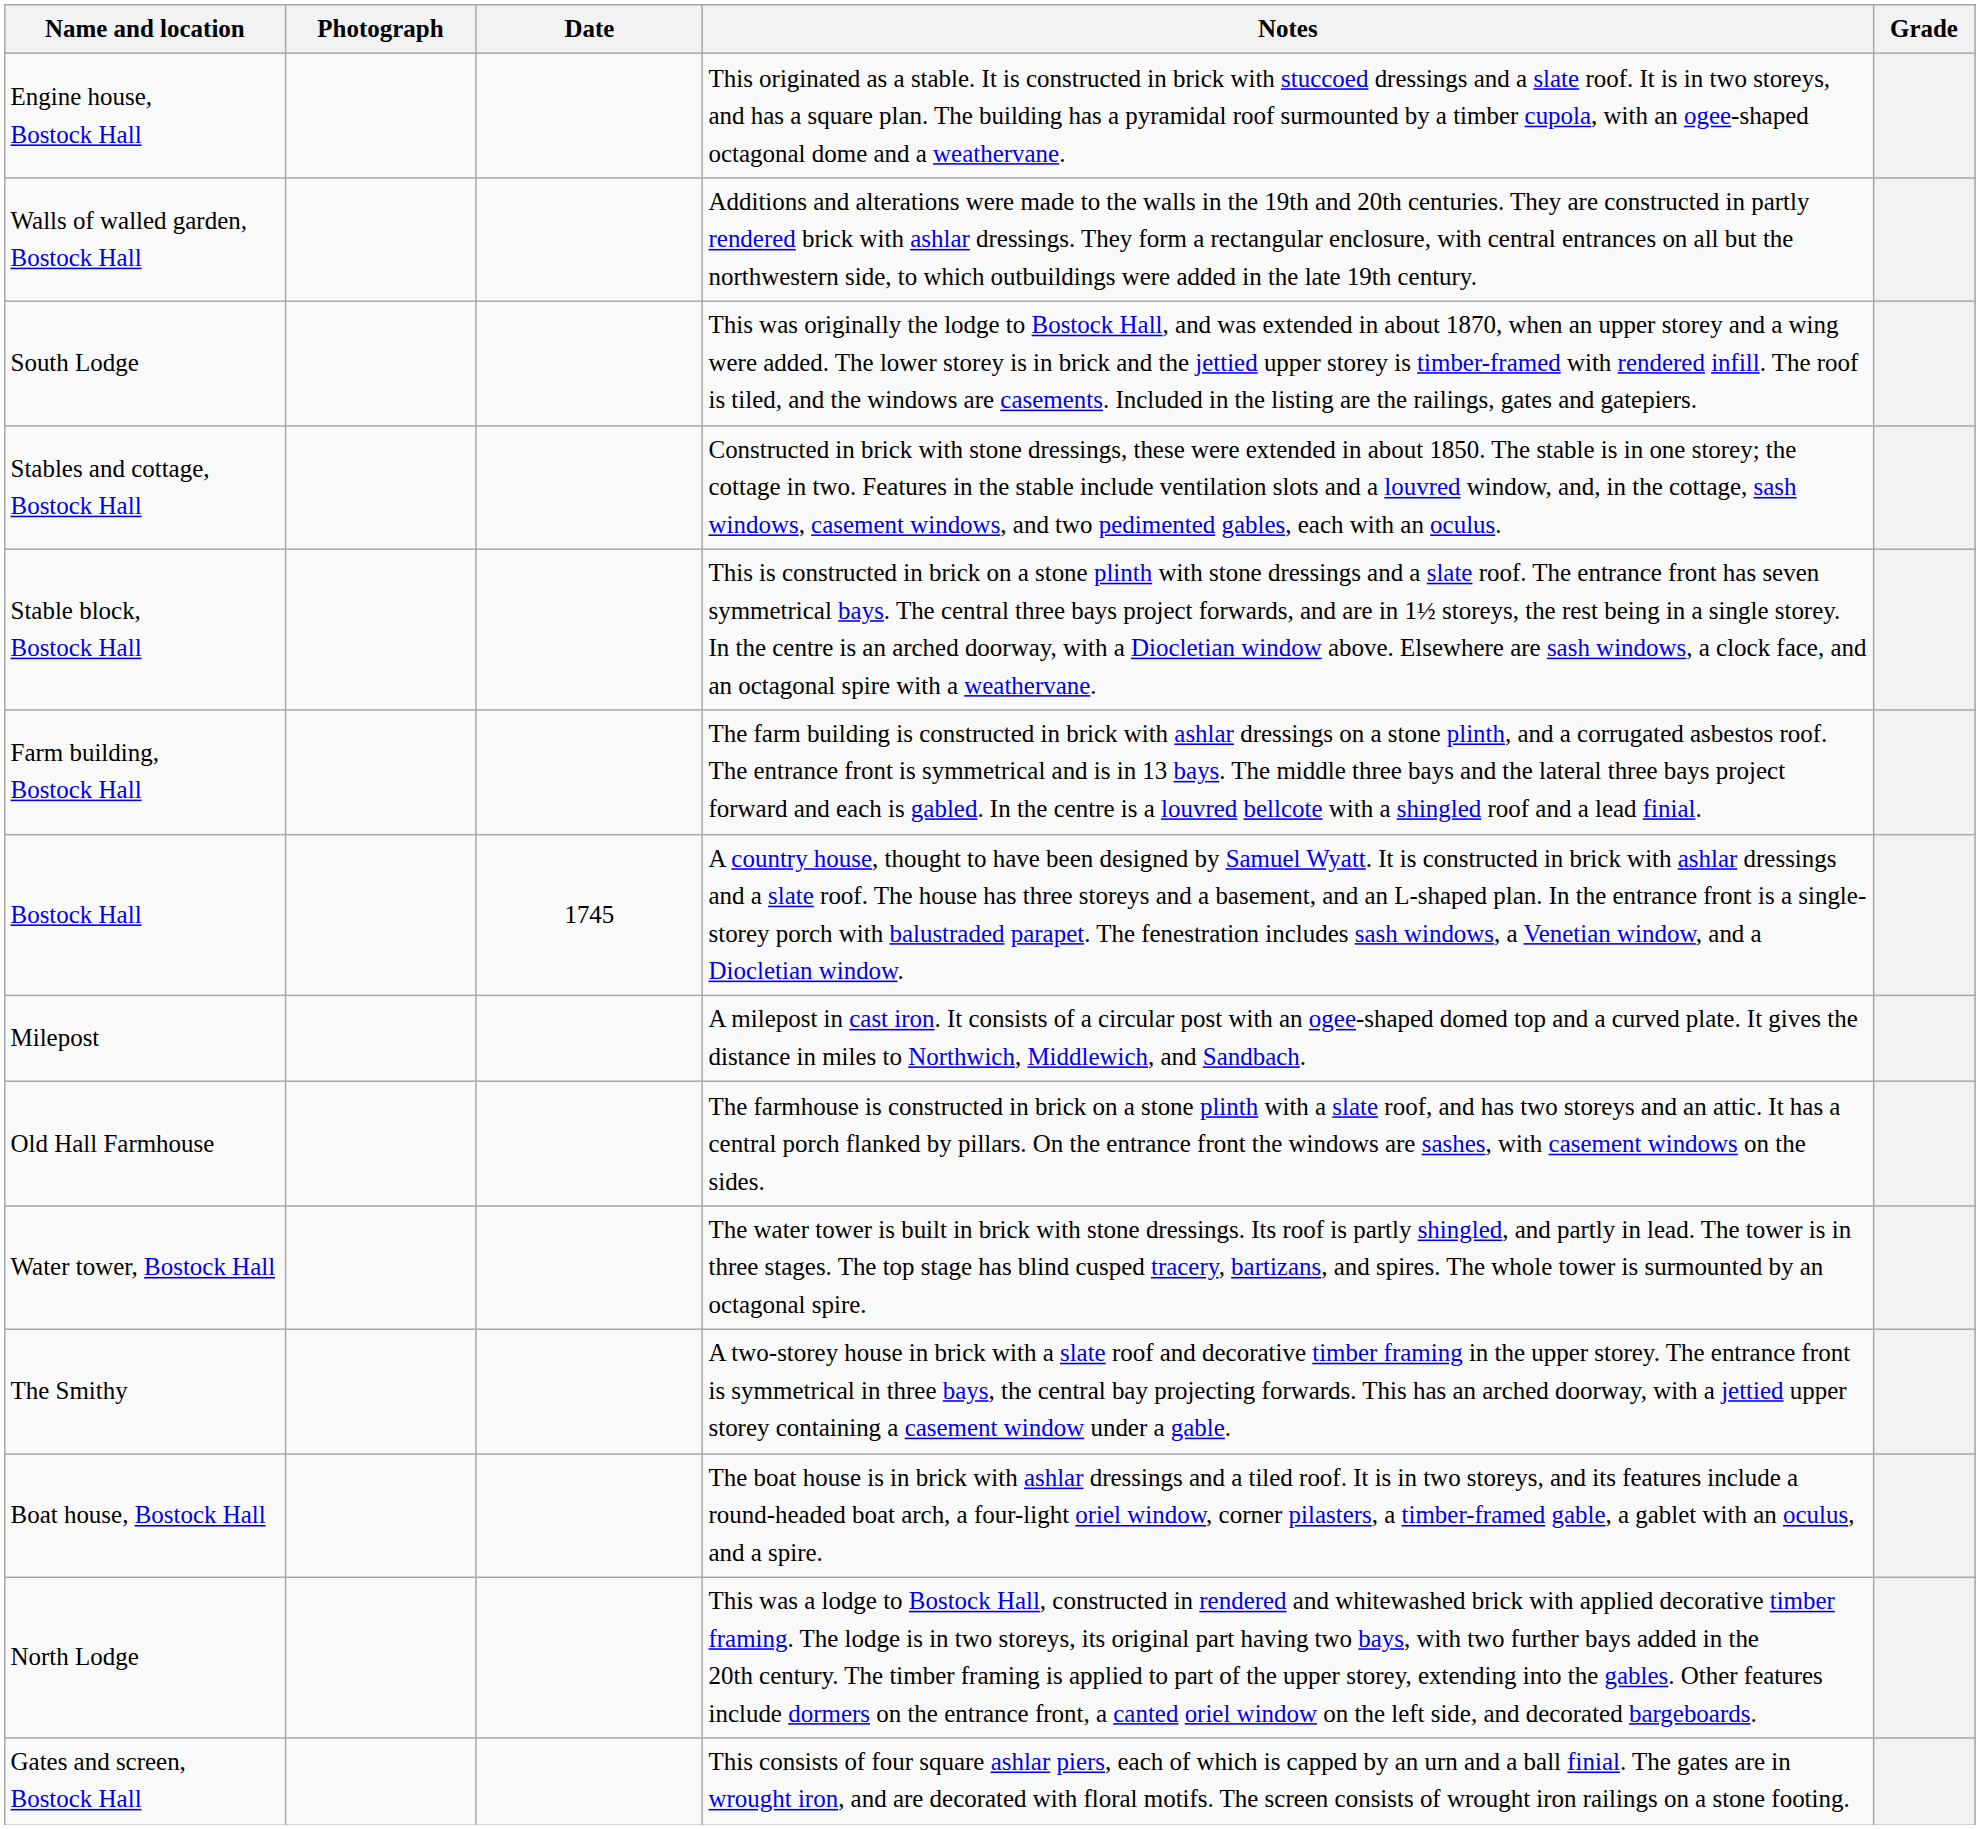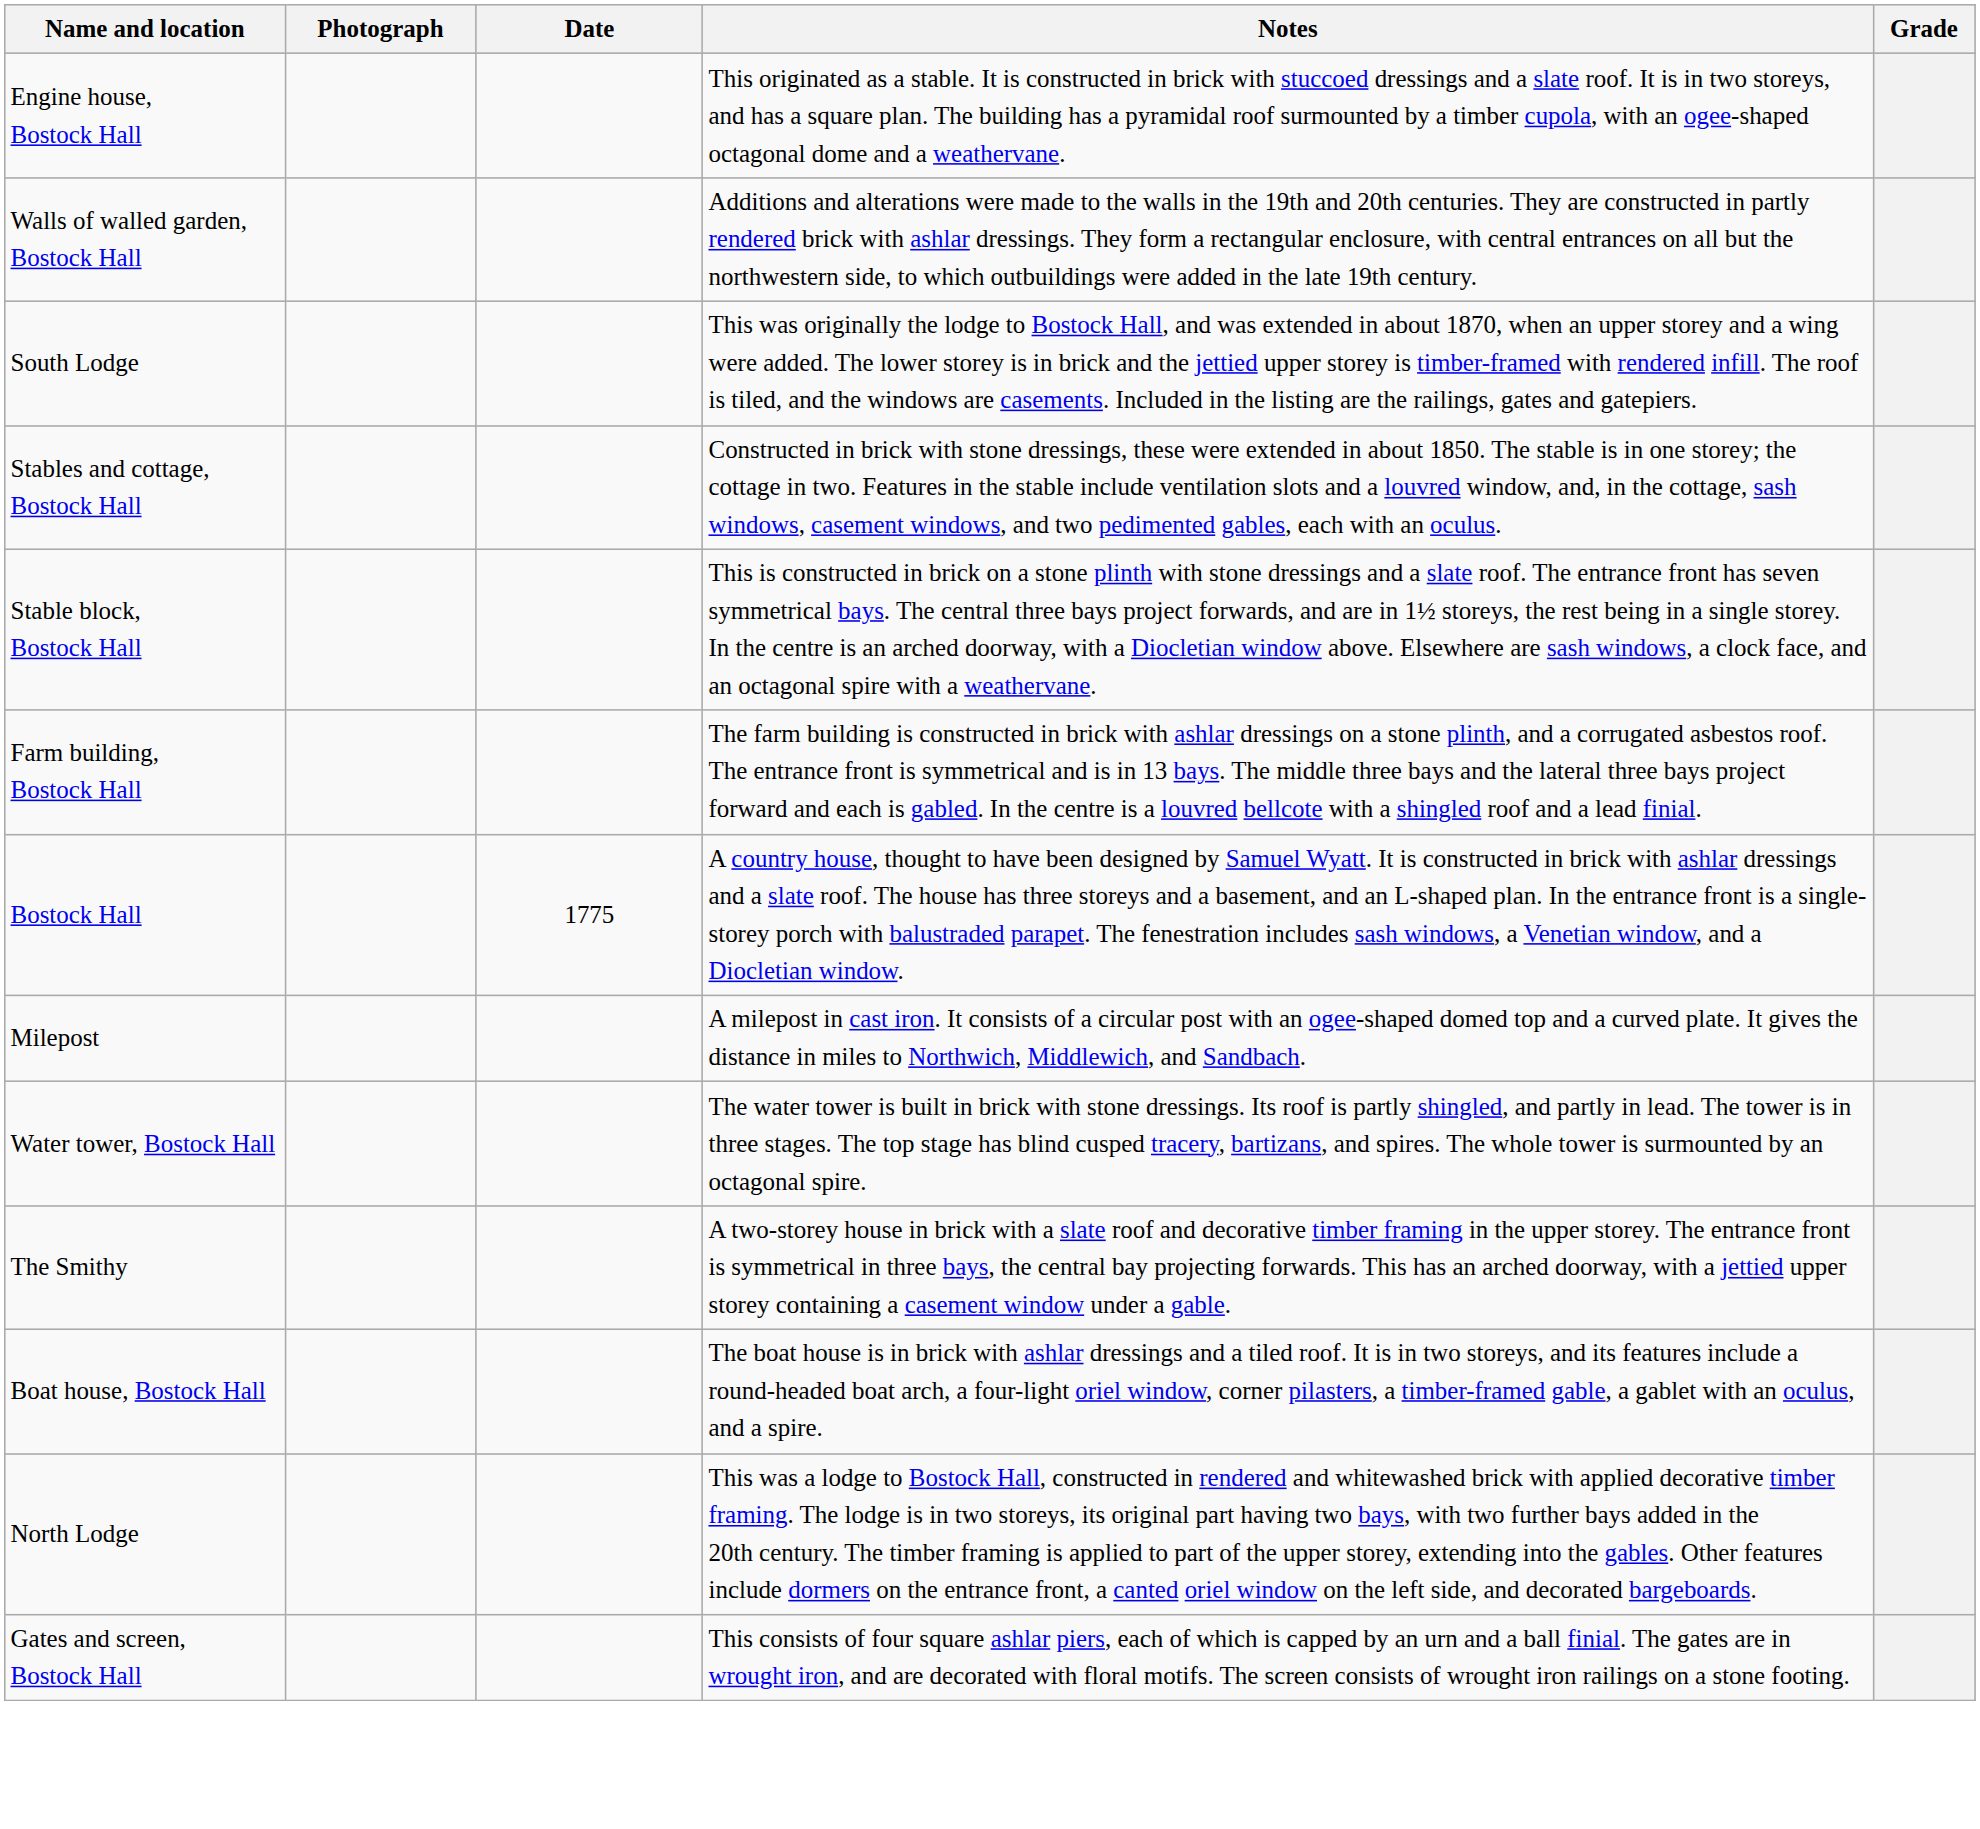(589, 914) 1745 -> (589, 914) 1775
- row: (112, 1143)
